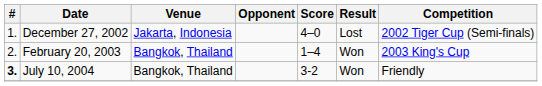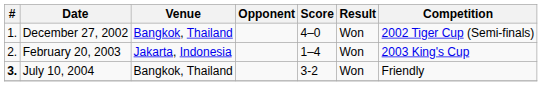(183, 33) Jakarta, Indonesia -> (183, 33) Bangkok, Thailand
(351, 33) Lost -> (352, 33) Won
(183, 52) Bangkok, Thailand -> (183, 52) Jakarta, Indonesia
